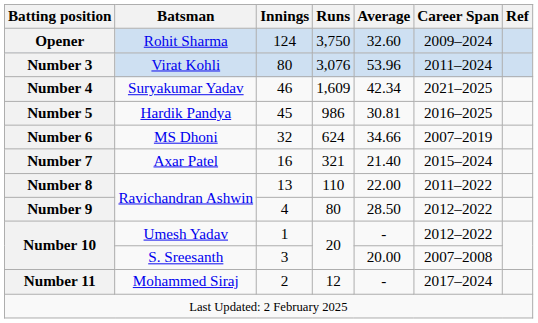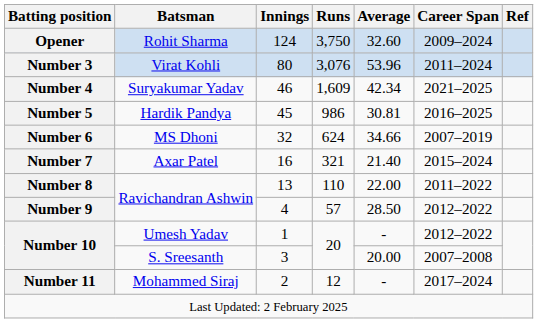(333, 209) 80 -> (333, 209) 57
